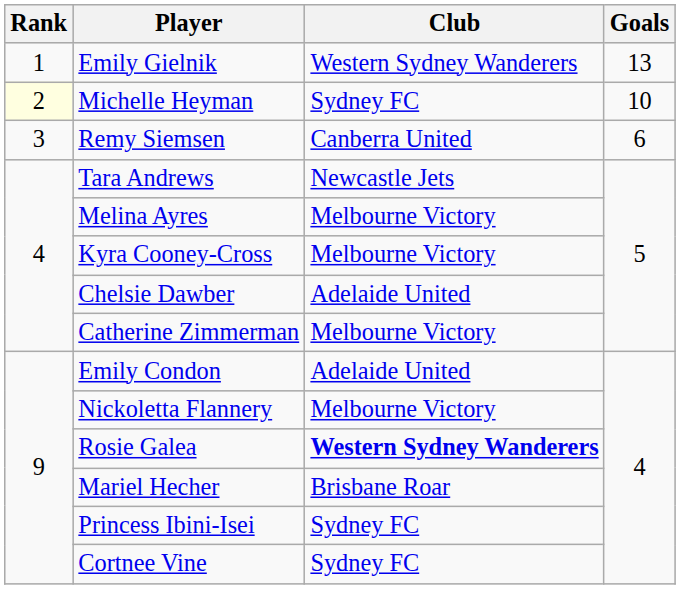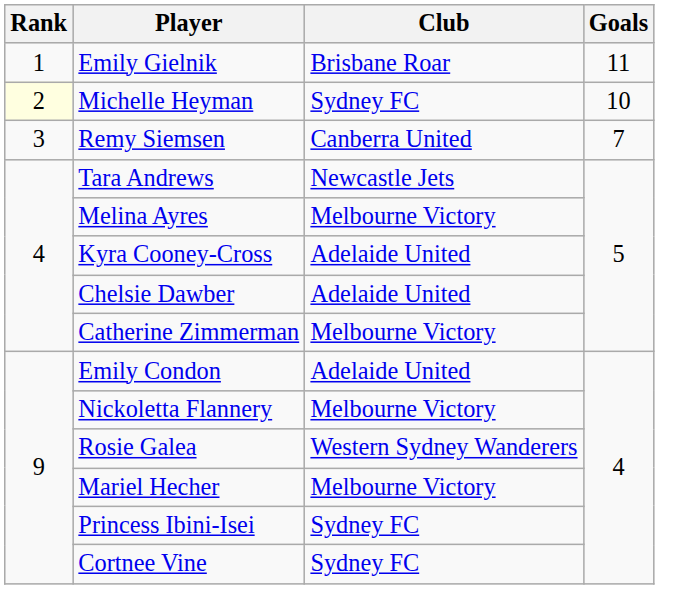(444, 62) Western Sydney Wanderers -> (380, 62) Brisbane Roar
(640, 62) 13 -> (618, 62) 11
(640, 139) 6 -> (618, 139) 7
(403, 255) Melbourne Victory -> (390, 255) Adelaide United
(455, 448) bold -> (444, 448) normal
(380, 486) Brisbane Roar -> (403, 486) Melbourne Victory
